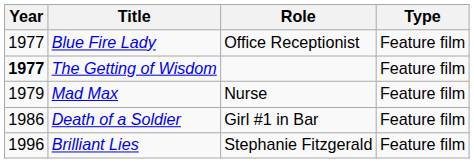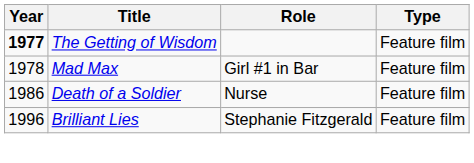- row: (104, 42)
(26, 94) 1979 -> (26, 68) 1978
(246, 94) Nurse -> (271, 68) Girl #1 in Bar
(271, 119) Girl #1 in Bar -> (246, 94) Nurse
